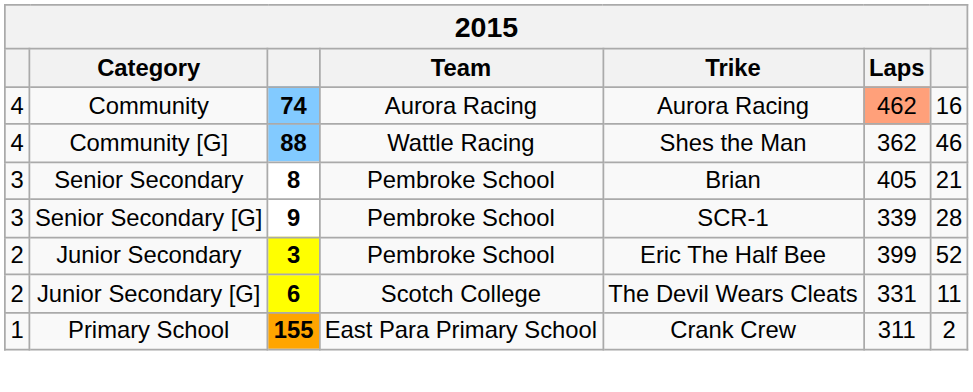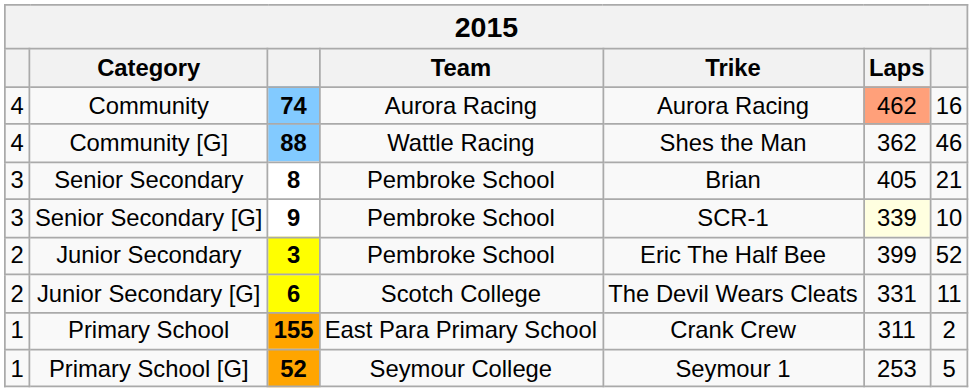(897, 218) no background -> (897, 218) lightyellow background
(949, 218) 28 -> (949, 218) 10
+ row: (149, 368)
